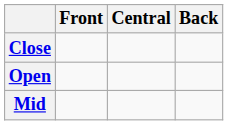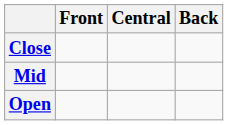rows swapped: (30, 104) <-> (30, 76)
